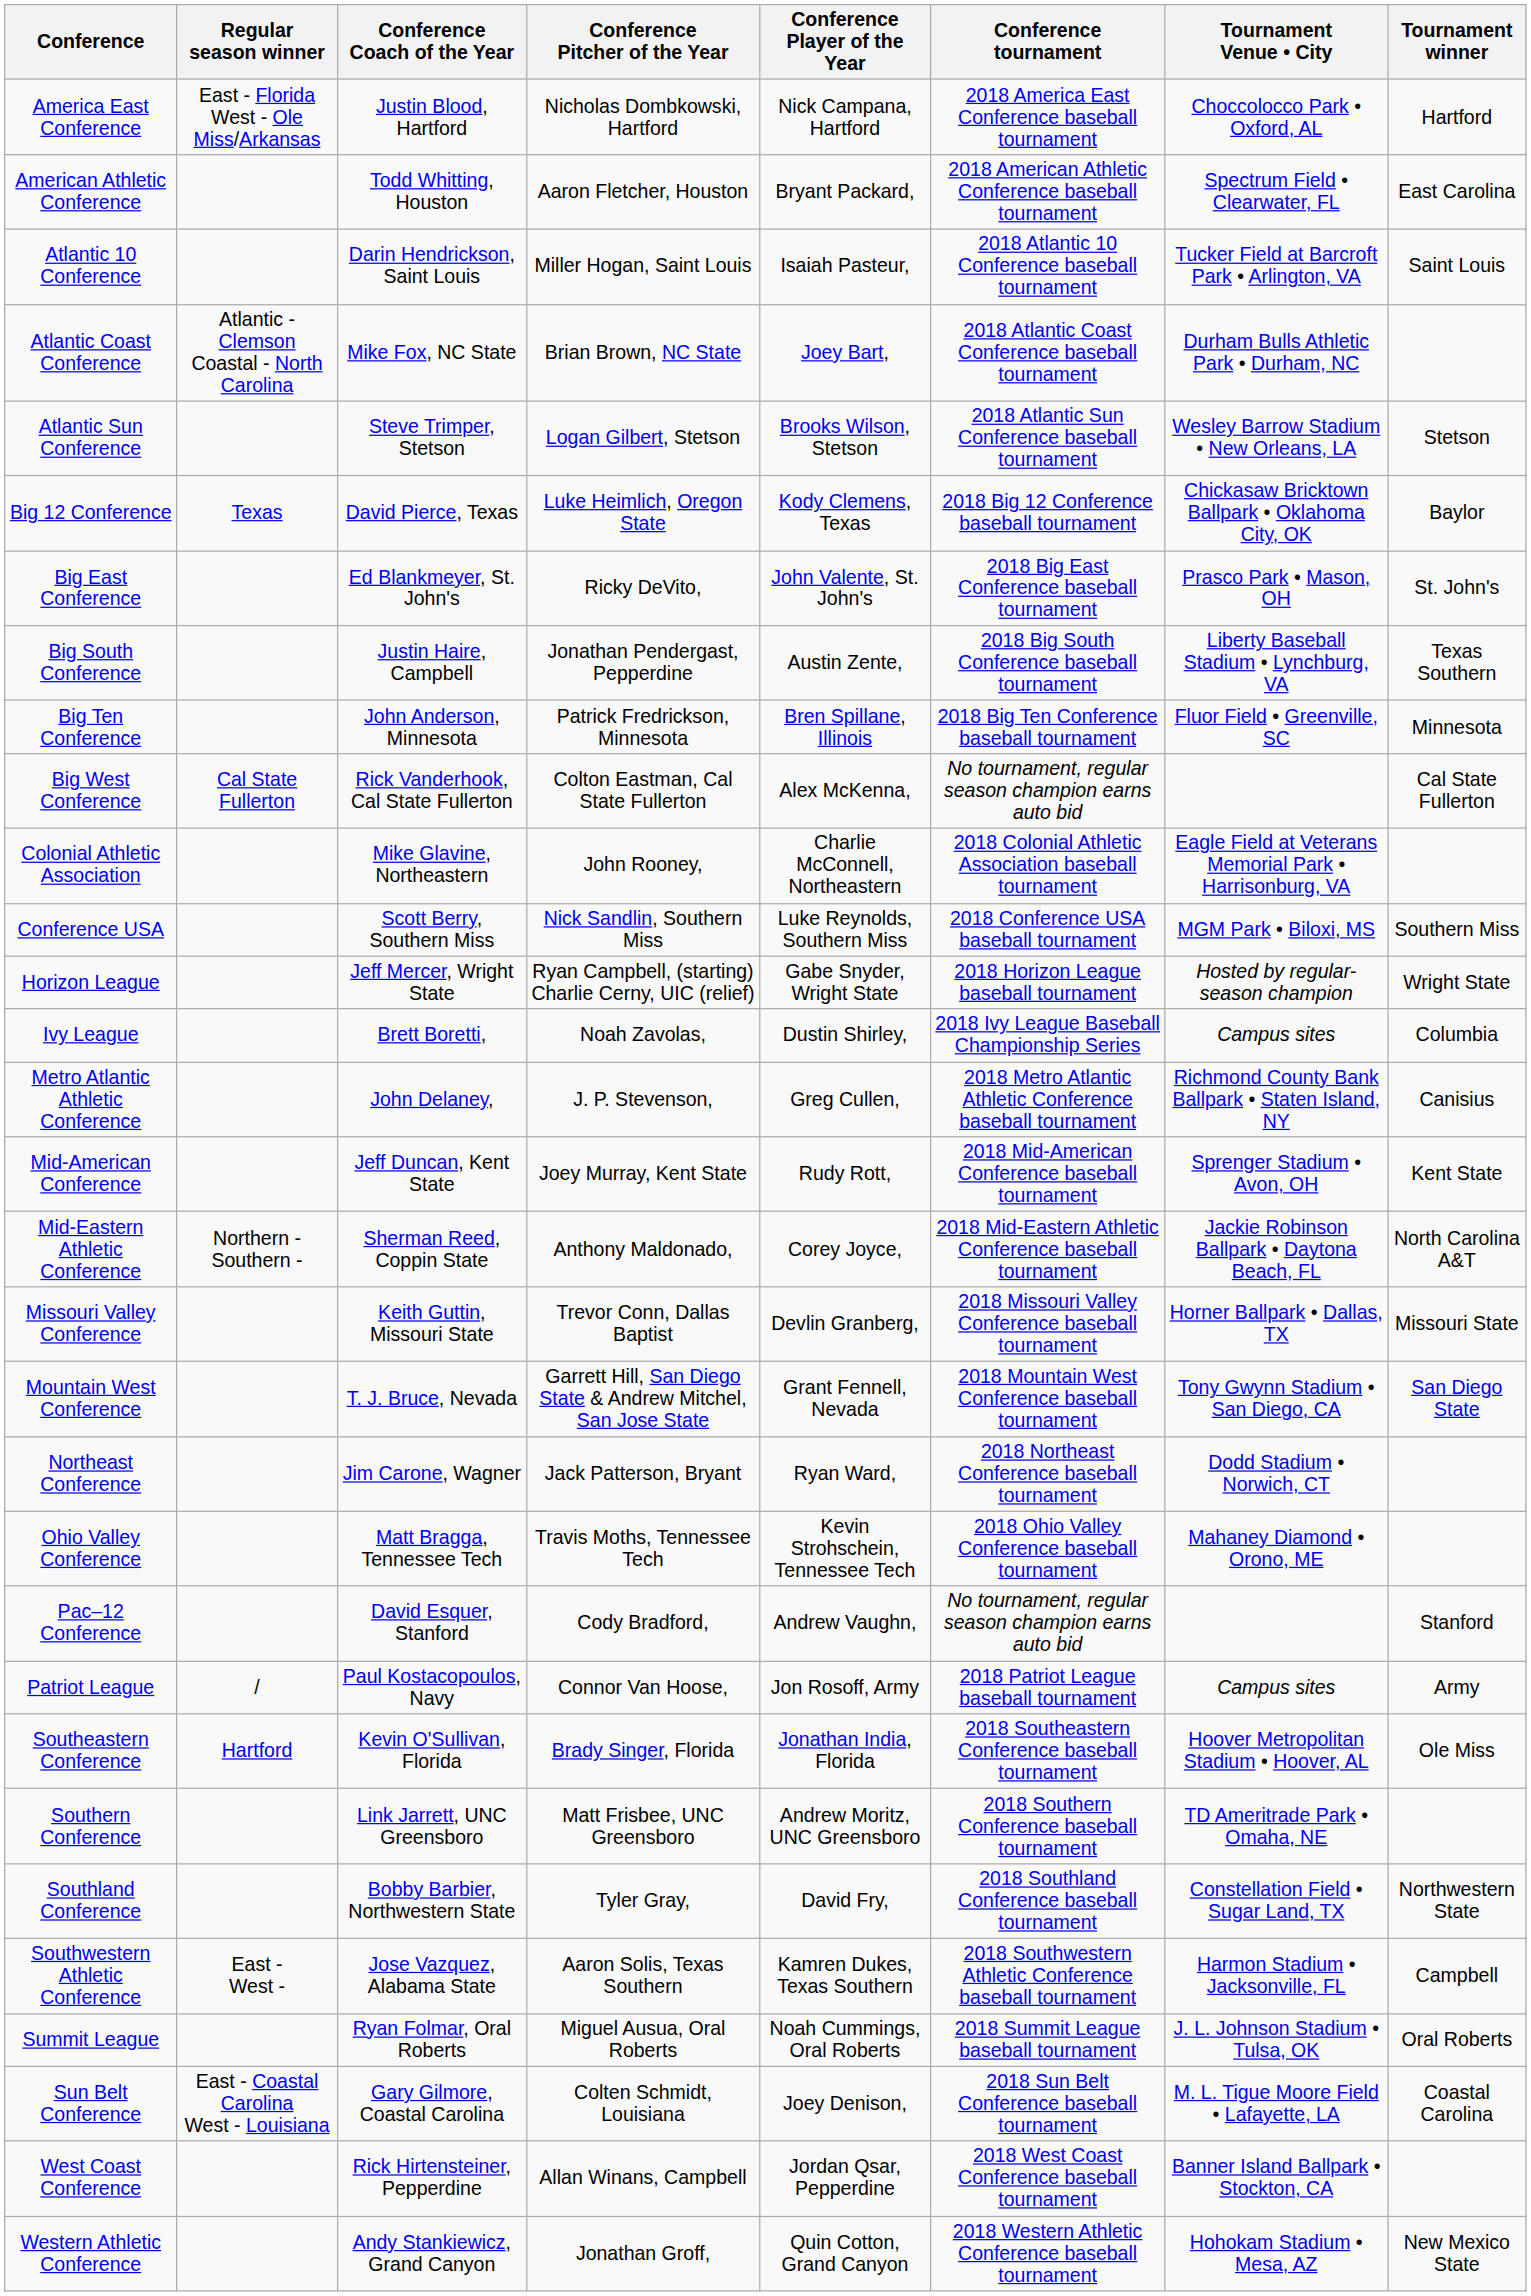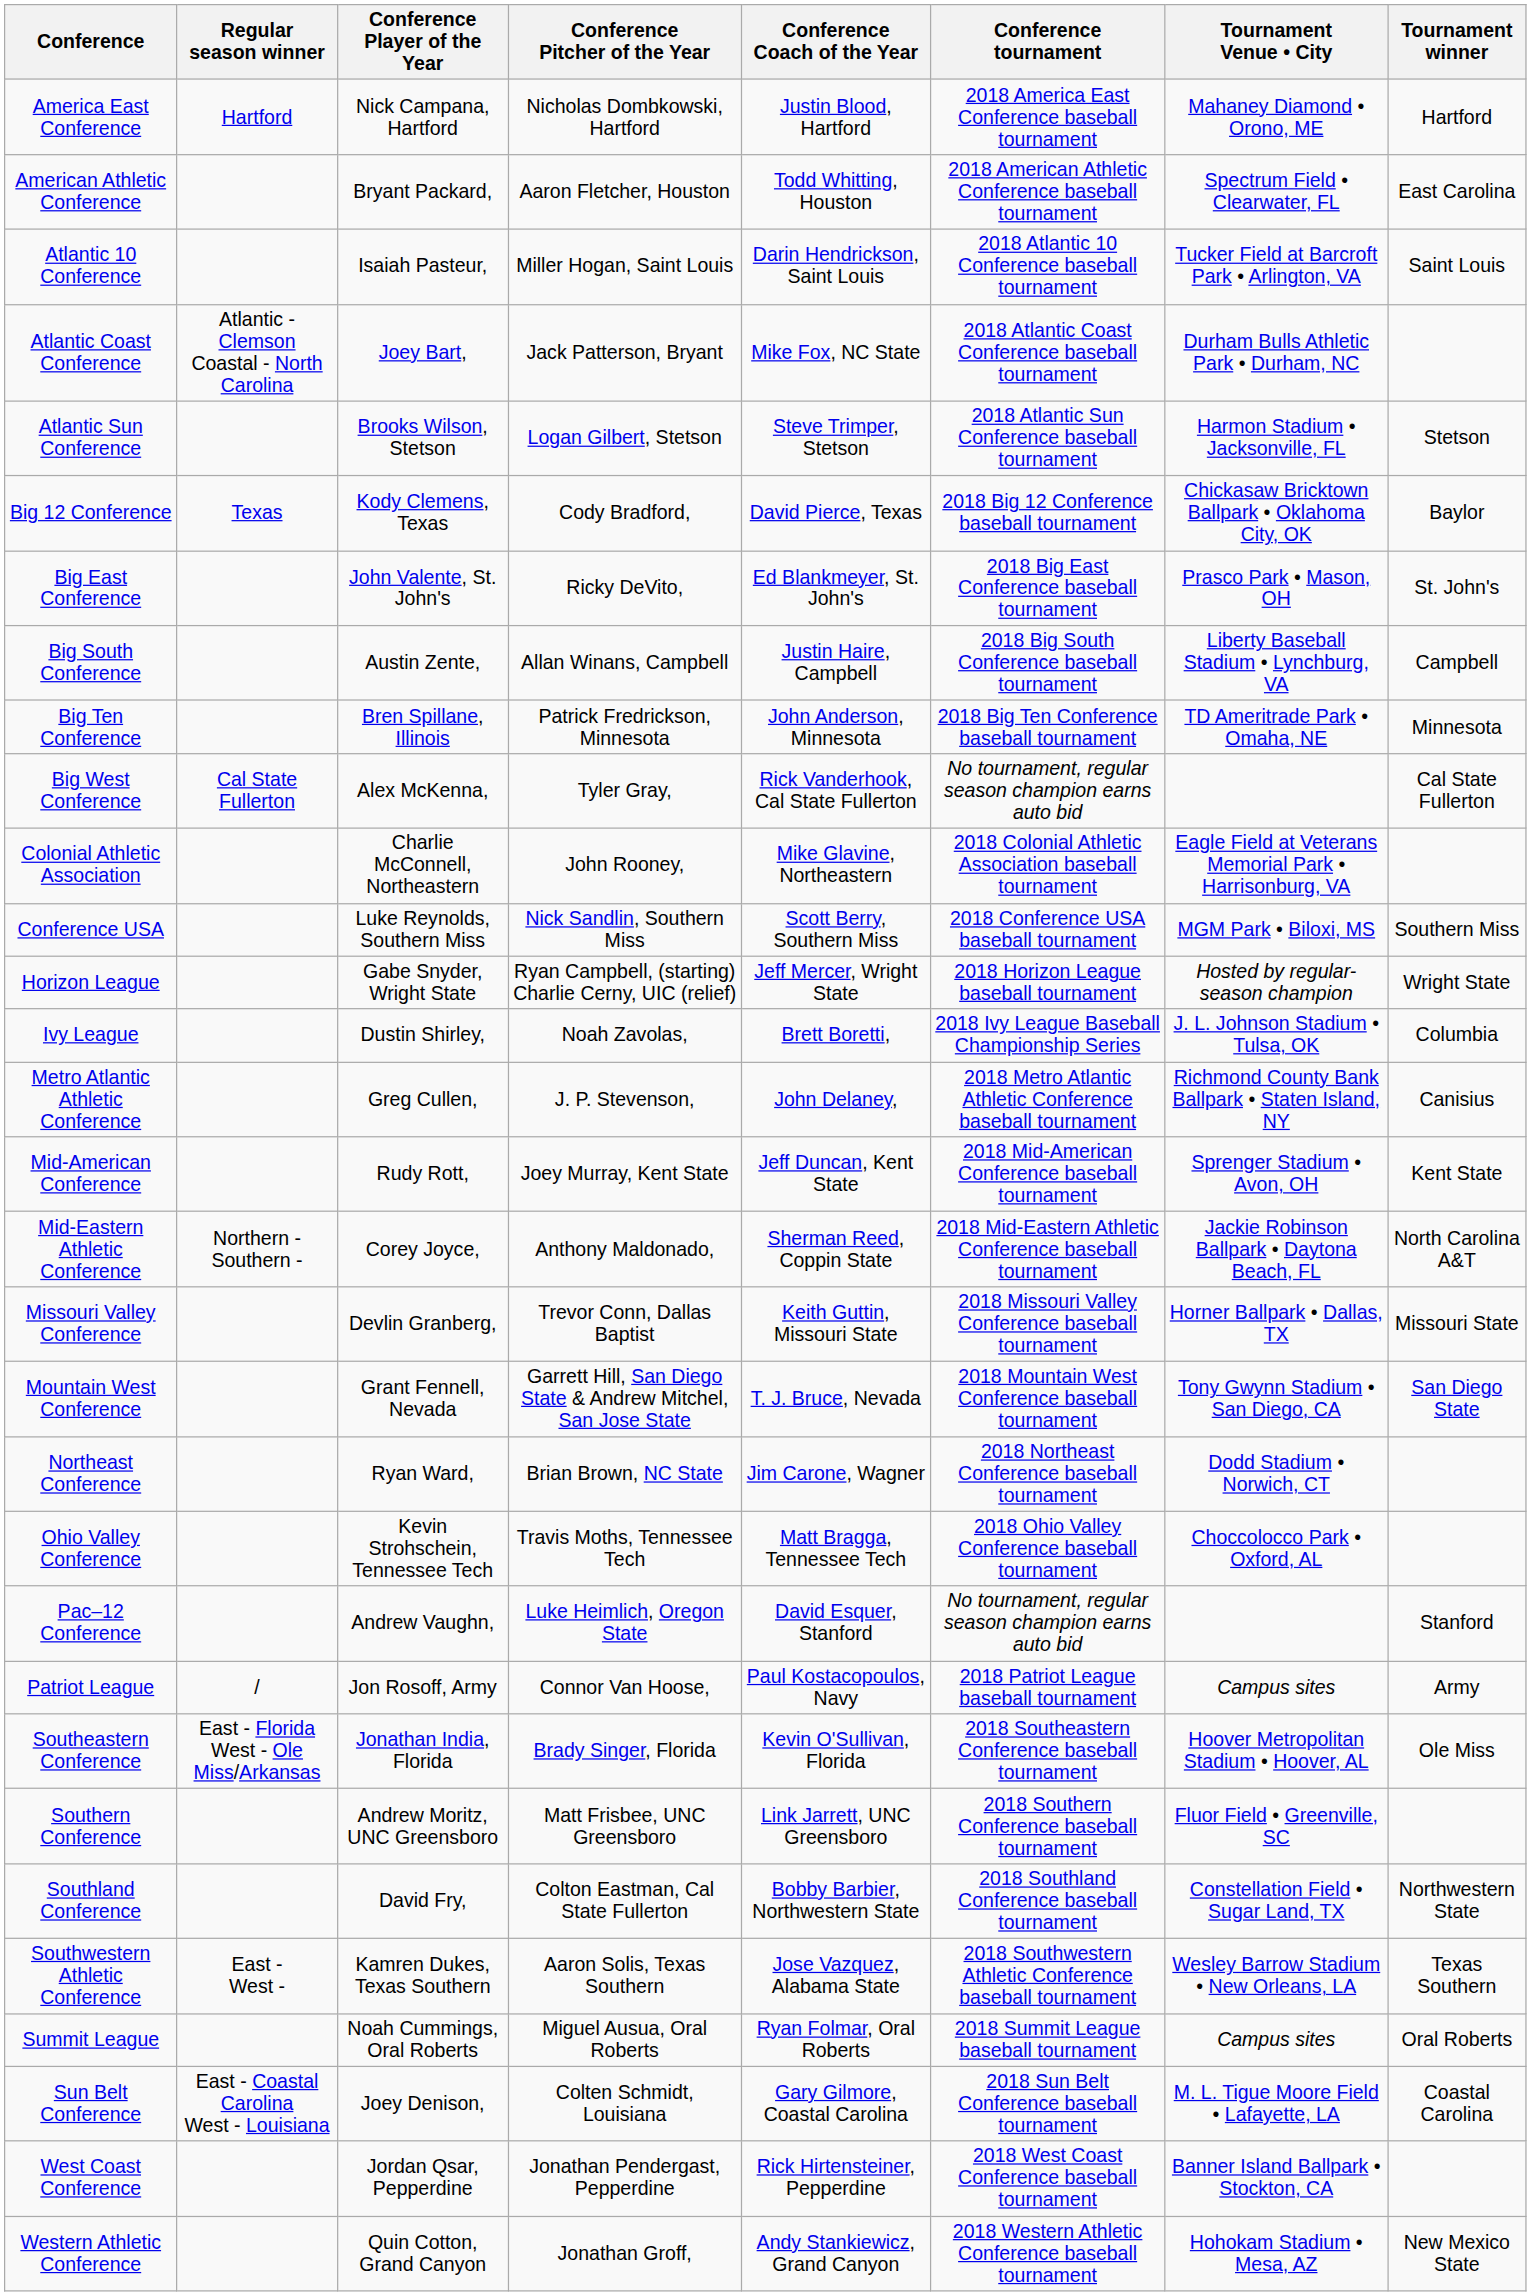columns swapped: (845, 41) <-> (432, 41)
(257, 116) East - Florida West - Ole Miss/Arkansas -> (257, 116) Hartford
(1276, 116) Choccolocco Park • Oxford, AL -> (1276, 116) Mahaney Diamond • Orono, ME
(643, 352) Brian Brown, NC State -> (625, 352) Jack Patterson, Bryant
(1276, 438) Wesley Barrow Stadium • New Orleans, LA -> (1276, 438) Harmon Stadium • Jacksonville, FL
(643, 513) Luke Heimlich, Oregon State -> (625, 513) Cody Bradford,
(643, 662) Jonathan Pendergast, Pepperdine -> (625, 662) Allan Winans, Campbell
(1457, 662) Texas Southern -> (1457, 662) Campbell
(1276, 726) Fluor Field • Greenville, SC -> (1276, 726) TD Ameritrade Park • Omaha, NE
(643, 790) Colton Eastman, Cal State Fullerton -> (625, 790) Tyler Gray,
(1276, 1035) Campus sites -> (1276, 1035) J. L. Johnson Stadium • Tulsa, OK
(643, 1473) Jack Patterson, Bryant -> (625, 1473) Brian Brown, NC State
(1276, 1548) Mahaney Diamond • Orono, ME -> (1276, 1548) Choccolocco Park • Oxford, AL
(643, 1623) Cody Bradford, -> (625, 1623) Luke Heimlich, Oregon State
(257, 1751) Hartford -> (257, 1751) East - Florida West - Ole Miss/Arkansas
(1276, 1826) TD Ameritrade Park • Omaha, NE -> (1276, 1826) Fluor Field • Greenville, SC
(643, 1900) Tyler Gray, -> (625, 1900) Colton Eastman, Cal State Fullerton
(1276, 1975) Harmon Stadium • Jacksonville, FL -> (1276, 1975) Wesley Barrow Stadium • New Orleans, LA
(1457, 1975) Campbell -> (1457, 1975) Texas Southern
(1276, 2039) J. L. Johnson Stadium • Tulsa, OK -> (1276, 2039) Campus sites
(643, 2178) Allan Winans, Campbell -> (625, 2178) Jonathan Pendergast, Pepperdine
